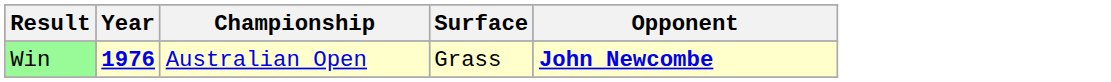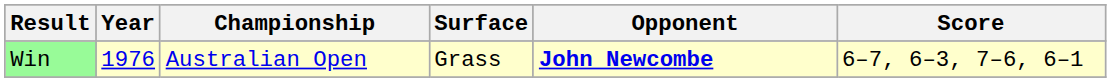+ column: (971, 23)
(128, 60) bold -> (128, 60) normal
